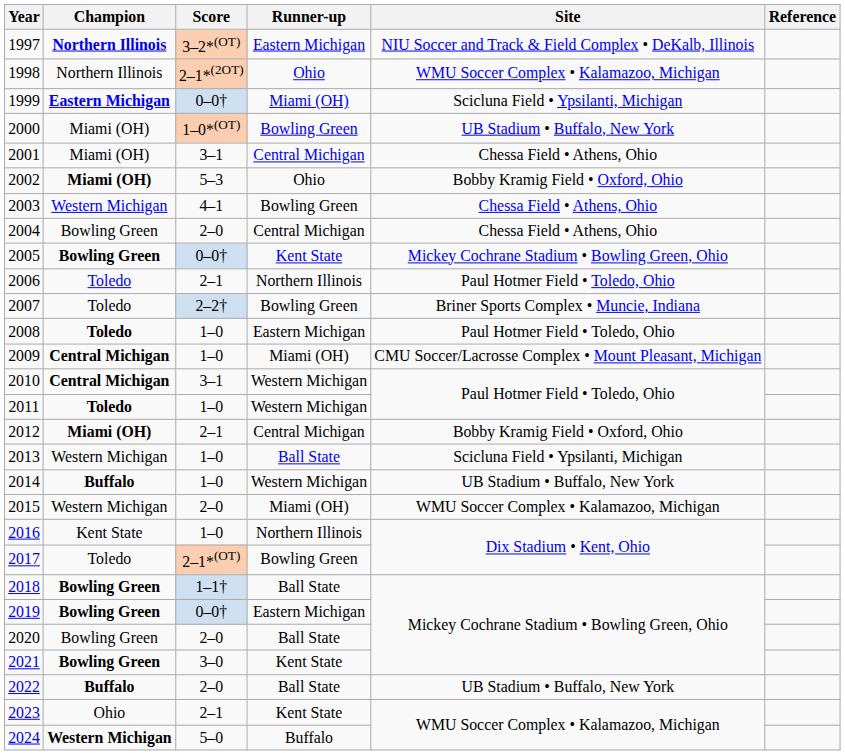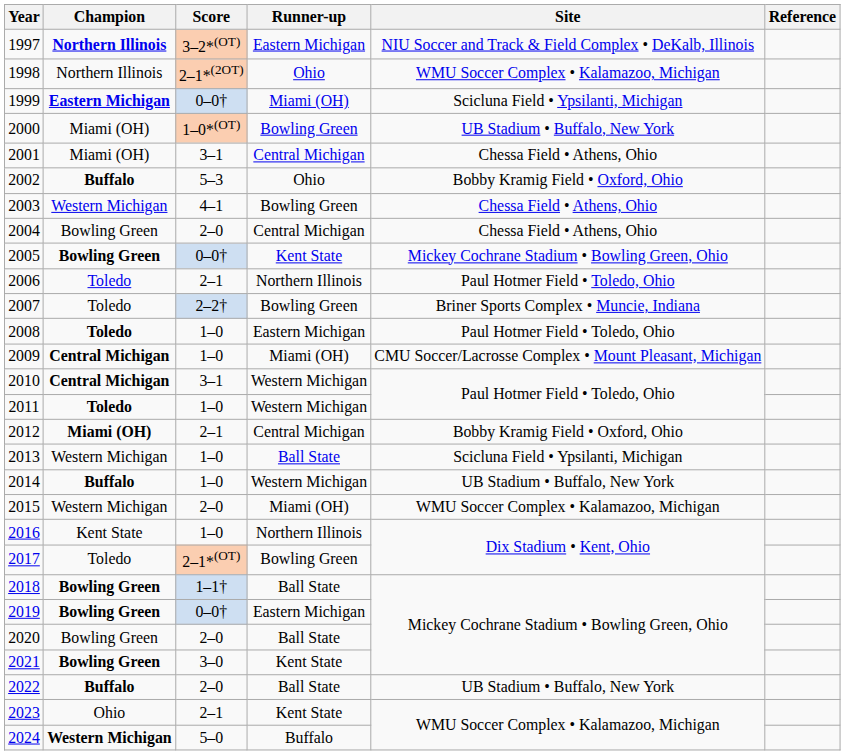(109, 180) Miami (OH) -> (109, 180) Buffalo
